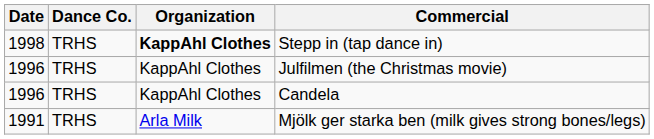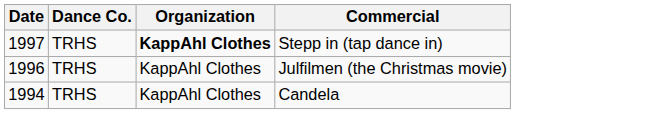(26, 43) 1998 -> (26, 43) 1997
(26, 95) 1996 -> (26, 95) 1994
- row: (462, 120)
